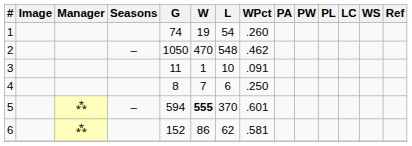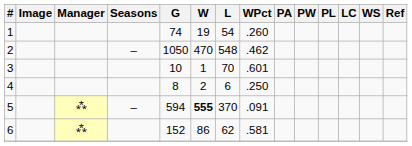(176, 68) 11 -> (176, 68) 10
(228, 68) 10 -> (228, 68) 70
(257, 68) .091 -> (257, 68) .601
(203, 86) 7 -> (203, 86) 2
(257, 107) .601 -> (257, 107) .091
